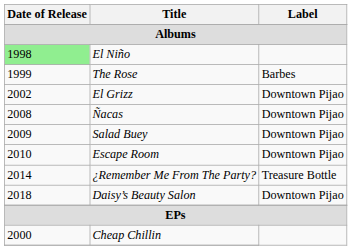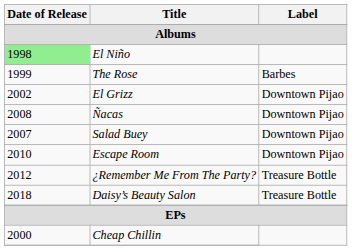(19, 135) 2009 -> (19, 135) 2007
(19, 175) 2014 -> (19, 175) 2012
(303, 195) Downtown Pijao -> (299, 195) Treasure Bottle
